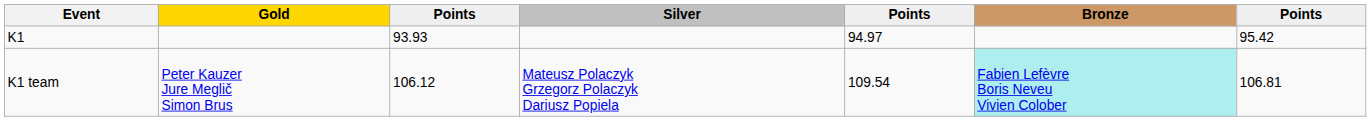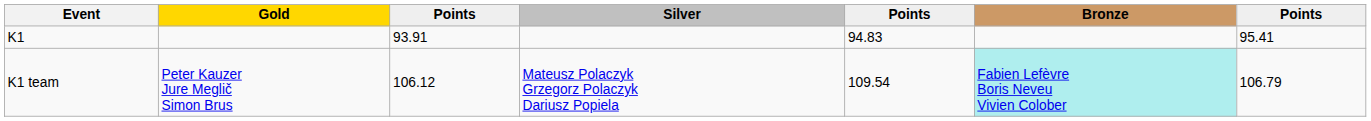(410, 37) 93.93 -> (410, 37) 93.91
(865, 37) 94.97 -> (865, 37) 94.83
(1257, 37) 95.42 -> (1257, 37) 95.41
(1261, 82) 106.81 -> (1261, 82) 106.79
